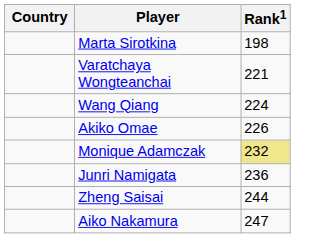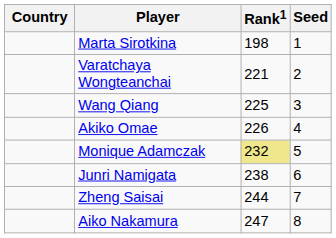+ column: (311, 18)
(256, 105) 224 -> (256, 105) 225
(256, 174) 236 -> (256, 174) 238
